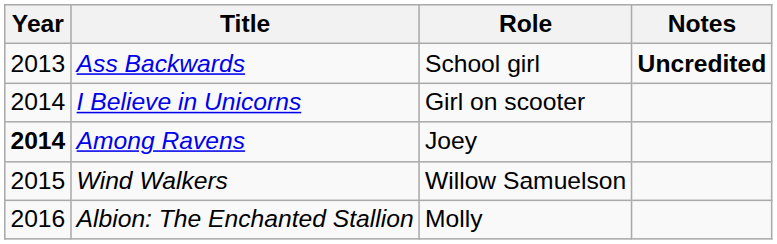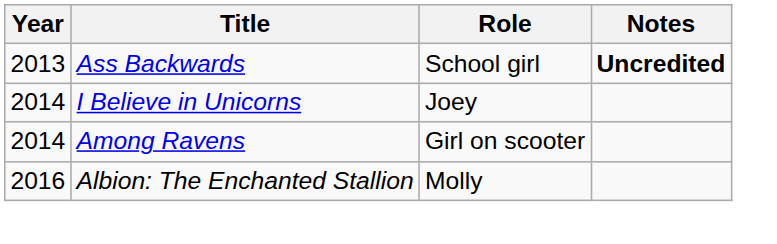(505, 102) Girl on scooter -> (451, 102) Joey
(38, 141) bold -> (38, 141) normal
(451, 141) Joey -> (505, 141) Girl on scooter
- row: (152, 180)
